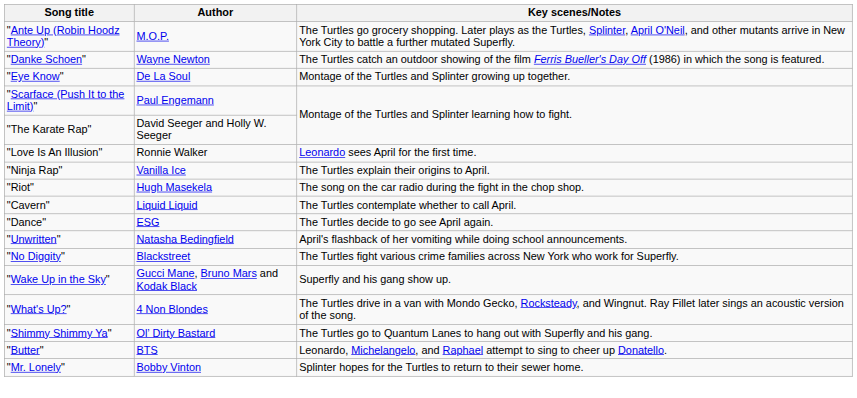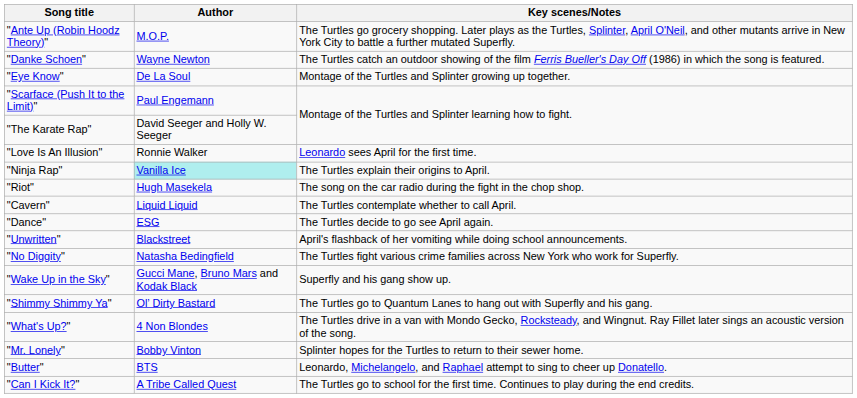(161, 170) no background -> (161, 170) paleturquoise background
(185, 239) Natasha Bedingfield -> (163, 239) Blackstreet
(163, 256) Blackstreet -> (185, 256) Natasha Bedingfield
rows swapped: (59, 333) <-> (39, 309)
rows swapped: (25, 350) <-> (36, 367)
+ row: (43, 384)
